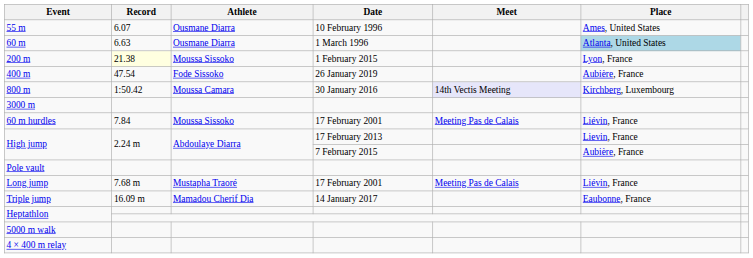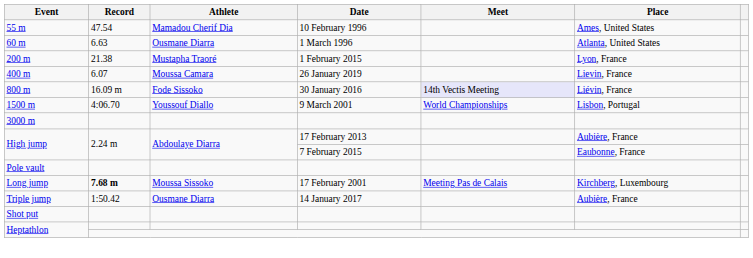(122, 27) 6.07 -> (102, 27) 47.54
(204, 27) Ousmane Diarra -> (192, 27) Mamadou Cherif Dia
(624, 43) lightblue background -> (618, 43) no background
(124, 59) lightyellow background -> (102, 59) no background
(203, 59) Moussa Sissoko -> (184, 59) Mustapha Traoré
(124, 74) 47.54 -> (99, 74) 6.07
(198, 74) Fode Sissoko -> (183, 74) Moussa Camara
(613, 74) Aubière, France -> (604, 74) Lievin, France
(128, 90) 1:50.42 -> (107, 90) 16.09 m
(203, 90) Moussa Camara -> (177, 90) Fode Sissoko
(628, 90) Kirchberg, Luxembourg -> (604, 90) Liévin, France
+ row: (21, 105)
- row: (31, 121)
(610, 136) Lievin, France -> (607, 136) Aubière, France
(613, 152) Aubière, France -> (611, 152) Eaubonne, France
(127, 183) normal -> (104, 183) bold
(205, 183) Mustapha Traoré -> (183, 183) Moussa Sissoko
(610, 183) Liévin, France -> (623, 183) Kirchberg, Luxembourg
(129, 198) 16.09 m -> (105, 198) 1:50.42
(213, 198) Mamadou Cherif Dia -> (183, 198) Ousmane Diarra
(617, 198) Eaubonne, France -> (607, 198) Aubière, France
+ row: (22, 214)
- row: (31, 229)
- row: (36, 245)
